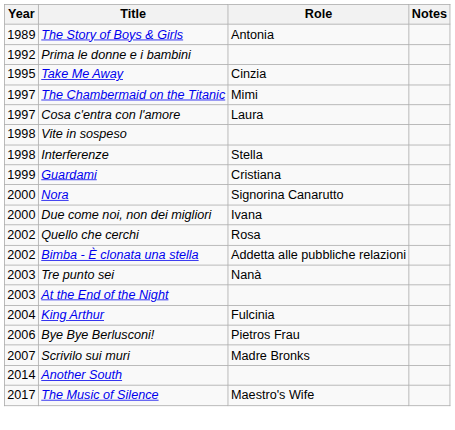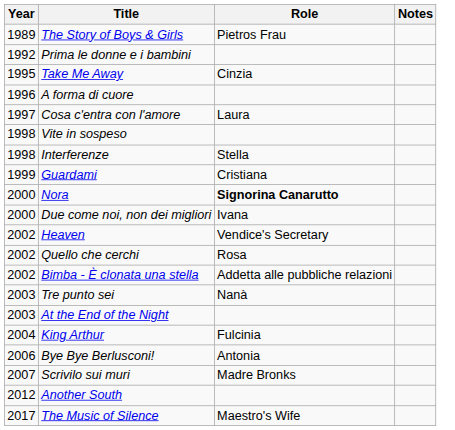(252, 34) Antonia -> (252, 34) Pietros Frau
+ row: (87, 94)
- row: (133, 94)
(287, 194) normal -> (278, 194) bold
+ row: (63, 235)
(265, 335) Pietros Frau -> (239, 355) Antonia
(21, 375) 2014 -> (21, 395) 2012
